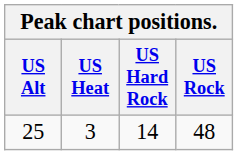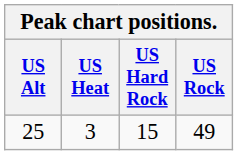(147, 131) 14 -> (147, 131) 15
(204, 131) 48 -> (204, 131) 49
